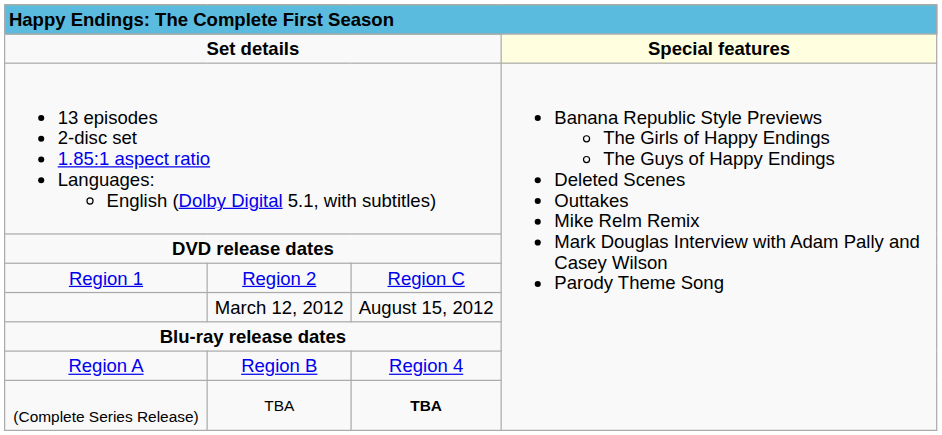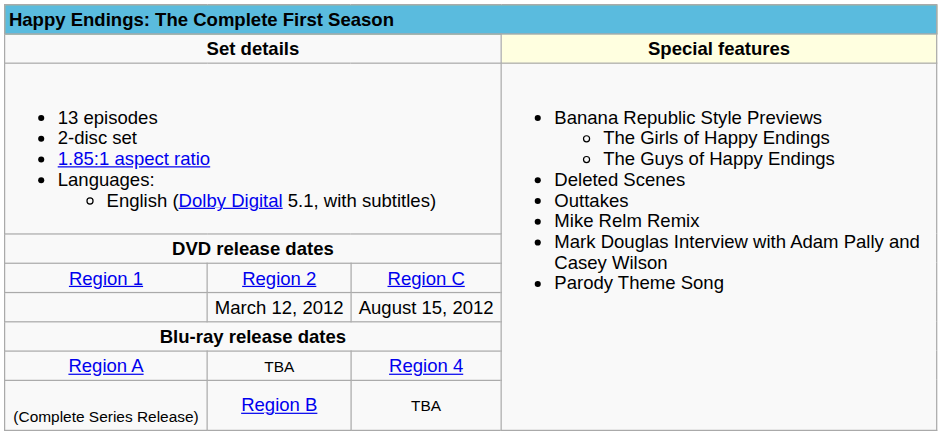(279, 366) Region B -> (279, 366) TBA
(279, 405) TBA -> (279, 405) Region B
(426, 405) bold -> (426, 405) normal
